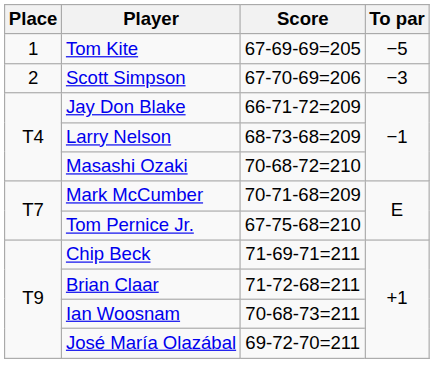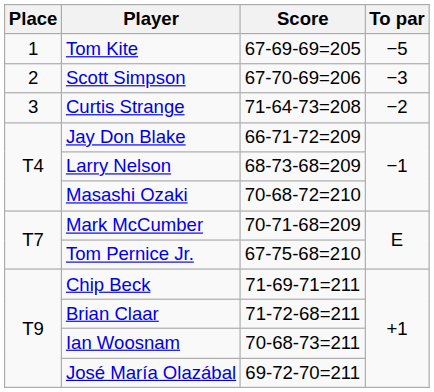+ row: (125, 107)
